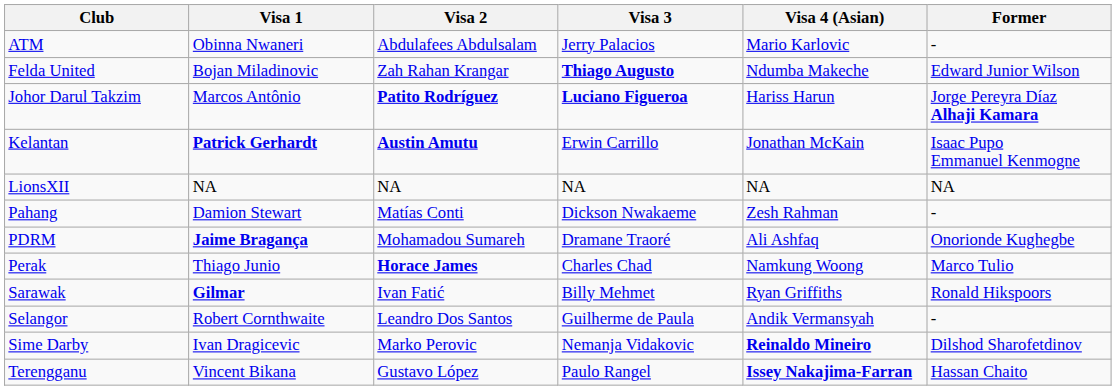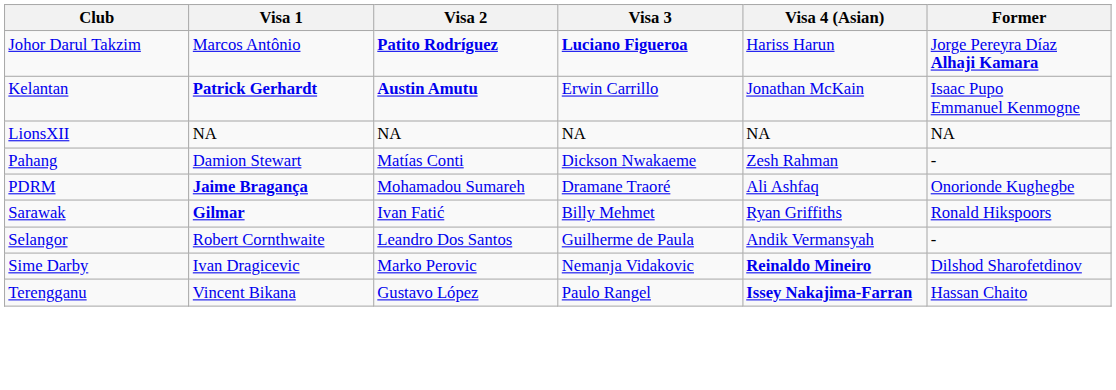- row: (26, 44)
- row: (52, 70)
- row: (27, 266)
